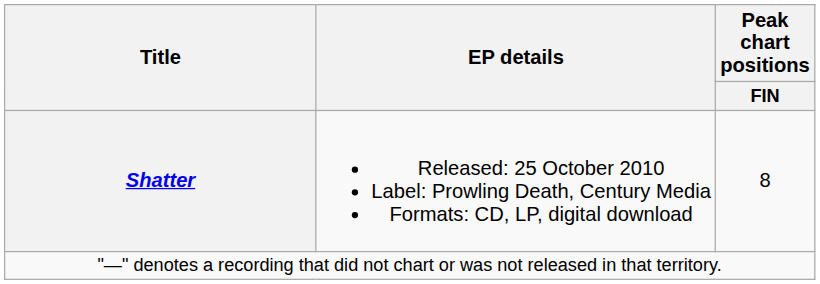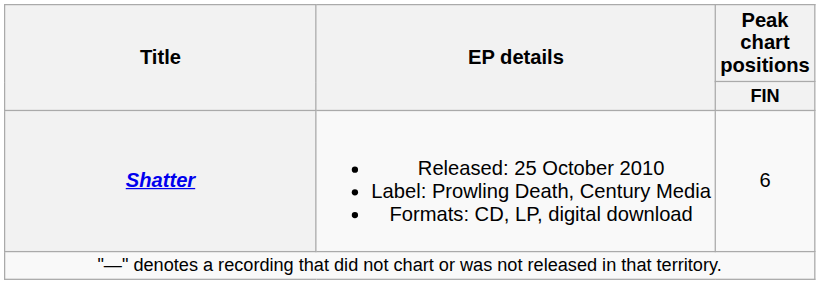(765, 180) 8 -> (765, 180) 6
